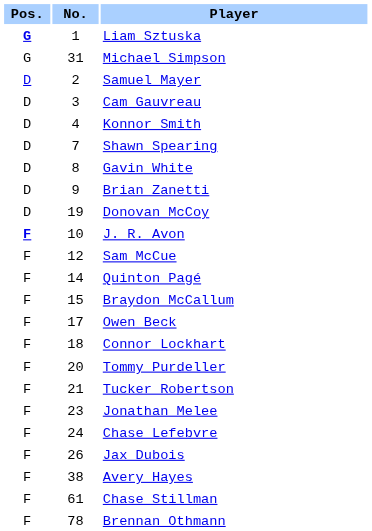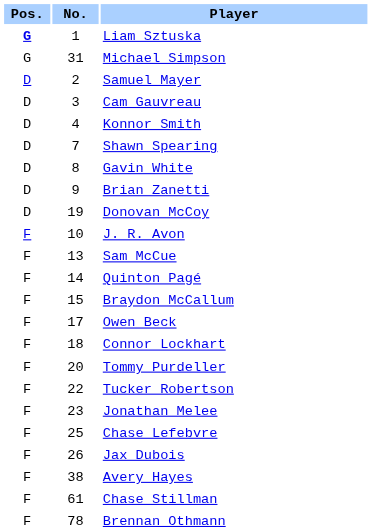(27, 235) bold -> (27, 235) normal
(75, 257) 12 -> (75, 257) 13
(75, 389) 21 -> (75, 389) 22
(75, 433) 24 -> (75, 433) 25
